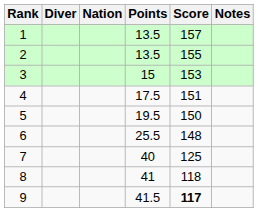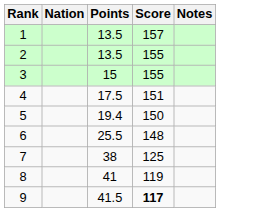- column: (61, 14)
(191, 75) 153 -> (153, 75) 155
(148, 116) 19.5 -> (110, 116) 19.4
(148, 156) 40 -> (110, 156) 38
(191, 177) 118 -> (153, 177) 119
